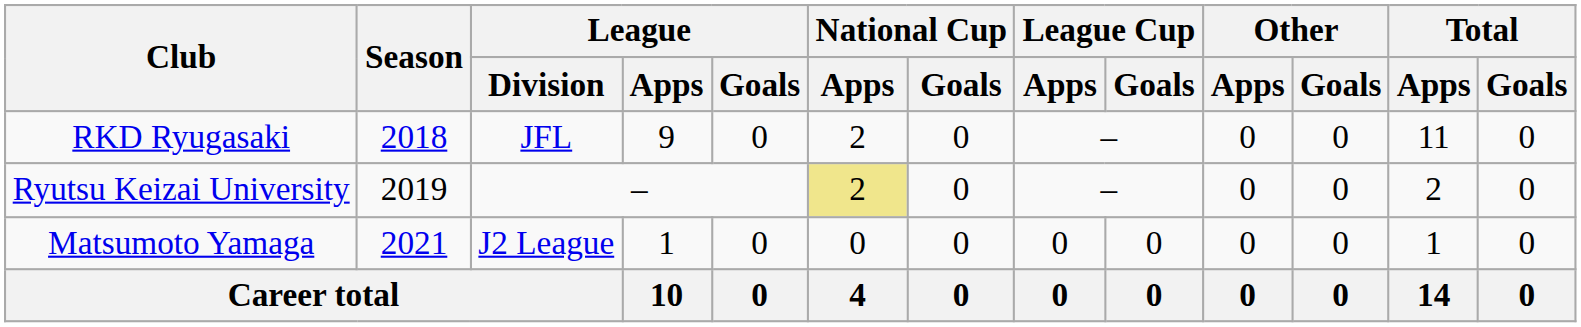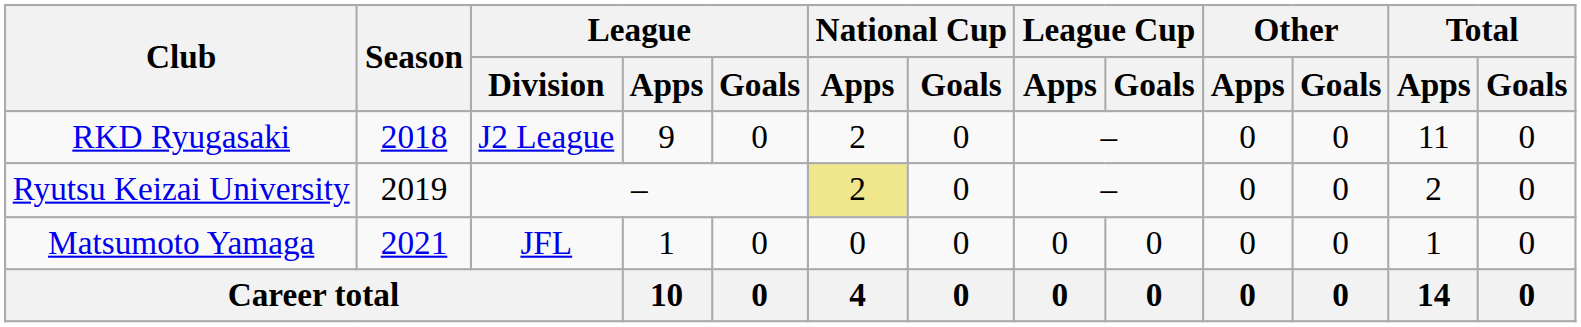(546, 136) JFL -> (546, 136) J2 League
(546, 242) J2 League -> (546, 242) JFL
